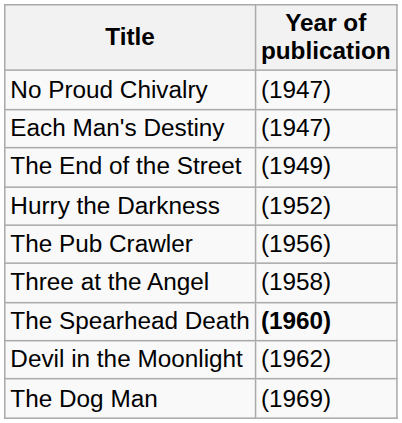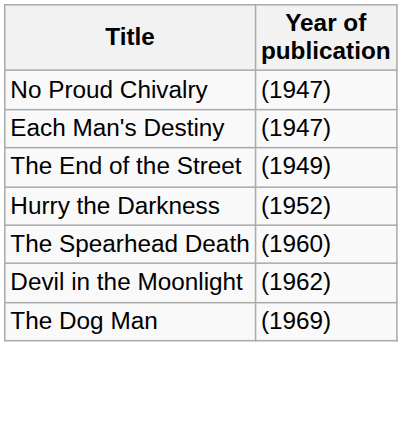- row: (102, 243)
- row: (110, 282)
(296, 321) bold -> (296, 243) normal
